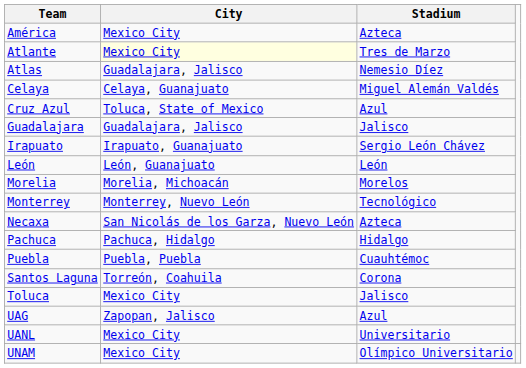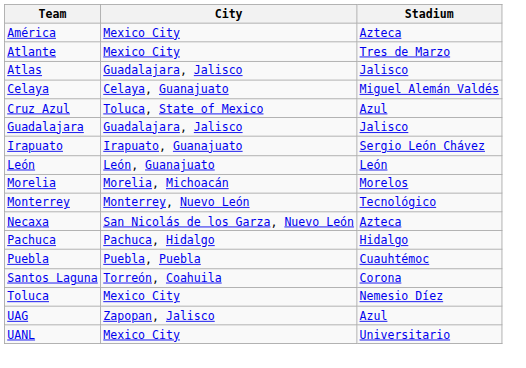(142, 52) lightyellow background -> (142, 52) no background
(401, 70) Nemesio Díez -> (384, 70) Jalisco
(384, 297) Jalisco -> (401, 297) Nemesio Díez
- row: (21, 353)
